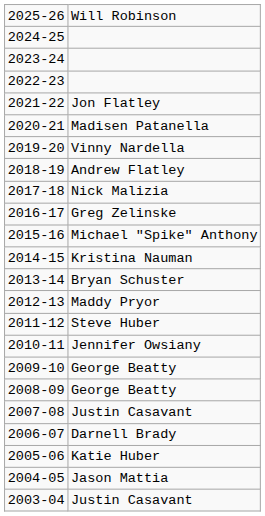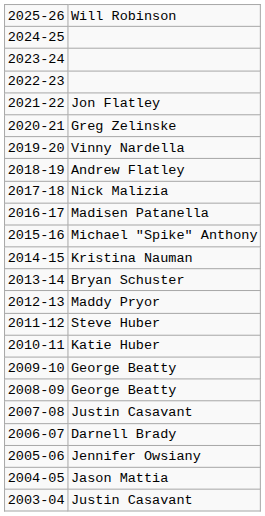(140, 126) Madisen Patanella -> (124, 126) Greg Zelinske
(124, 214) Greg Zelinske -> (140, 214) Madisen Patanella
(136, 346) Jennifer Owsiany -> (116, 346) Katie Huber
(116, 456) Katie Huber -> (136, 456) Jennifer Owsiany
